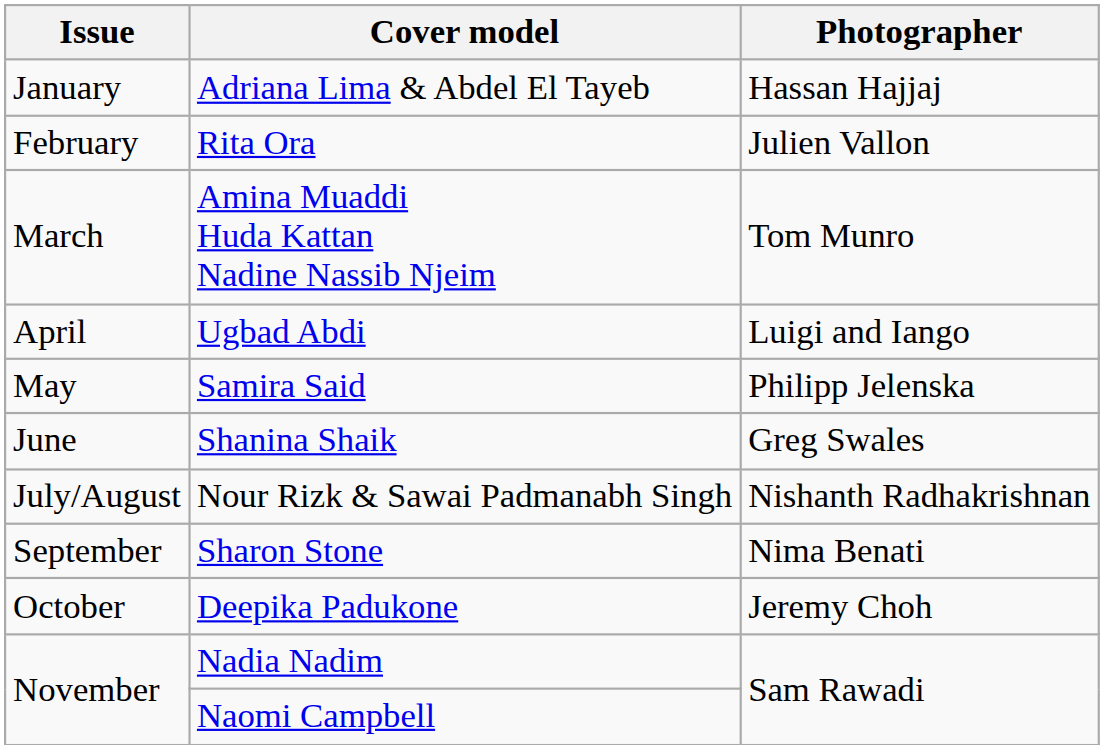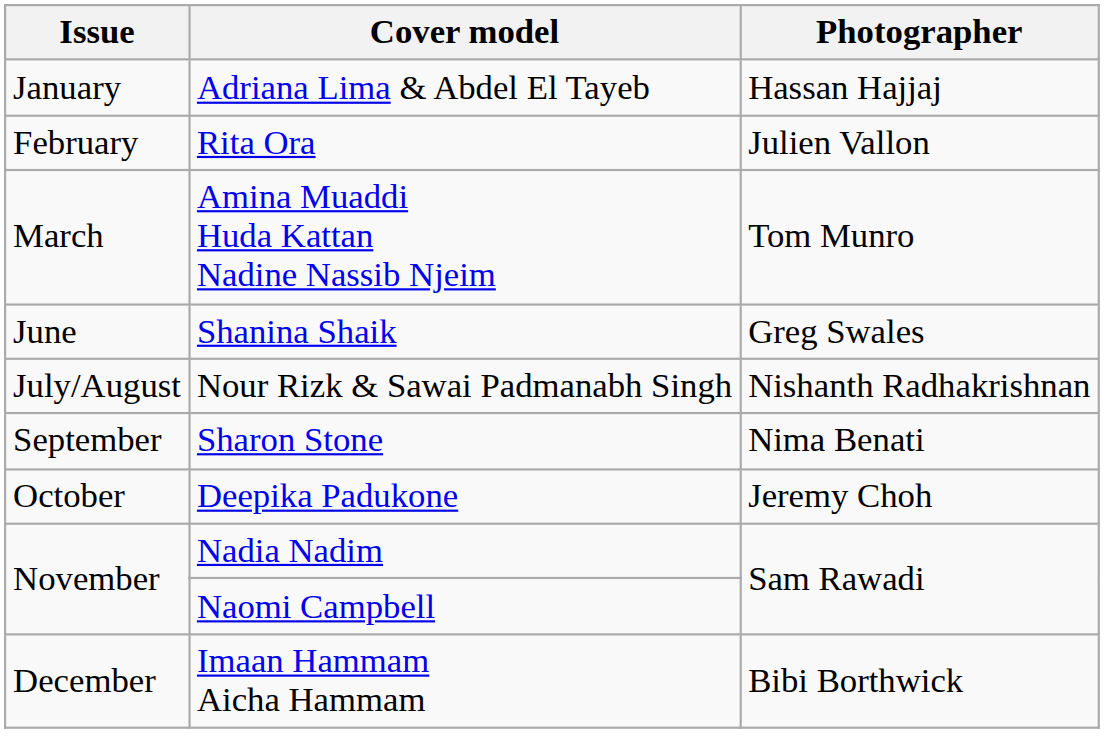- row: (281, 330)
- row: (281, 385)
+ row: (313, 680)
